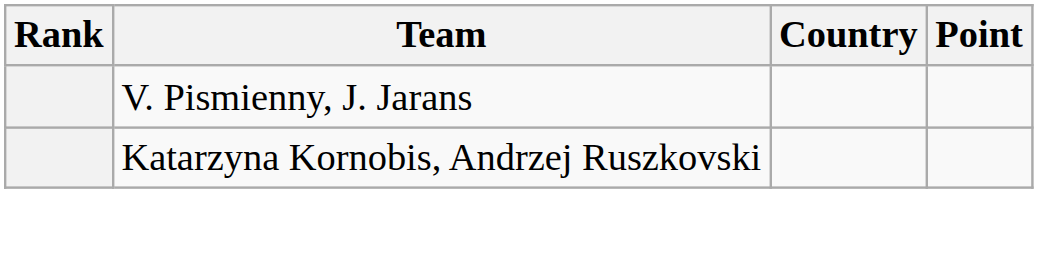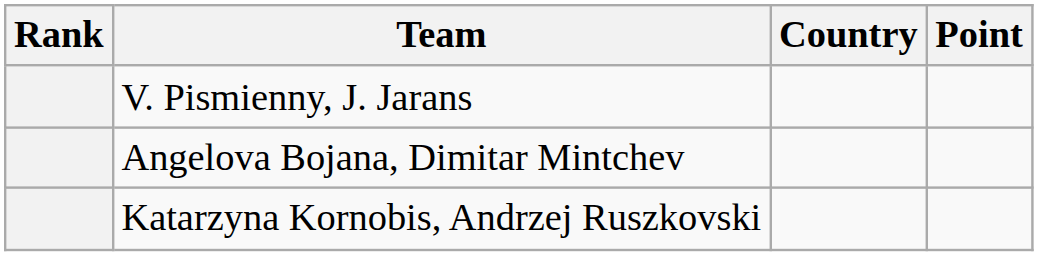+ row: (403, 156)
